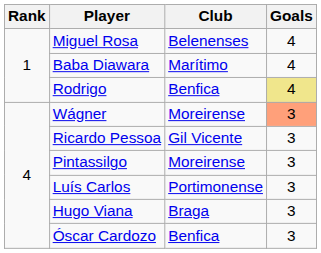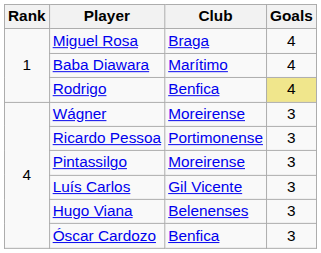(208, 41) Belenenses -> (189, 41) Braga
(291, 114) lightsalmon background -> (291, 114) no background
(205, 138) Gil Vicente -> (216, 138) Portimonense
(216, 187) Portimonense -> (205, 187) Gil Vicente
(189, 211) Braga -> (208, 211) Belenenses
